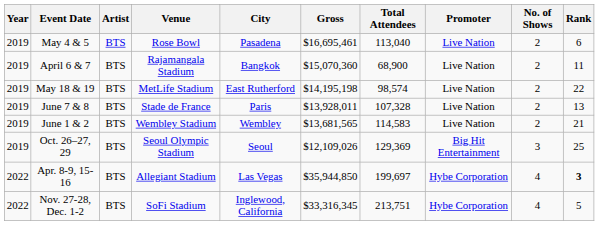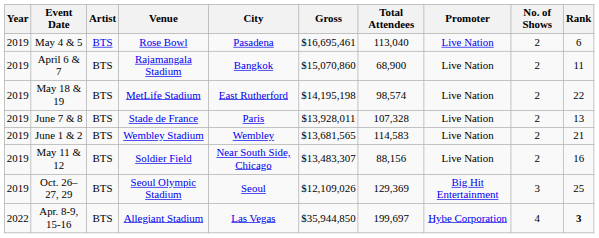(330, 65) $15,070,360 -> (328, 65) $15,070,860
+ row: (59, 159)
- row: (65, 206)
